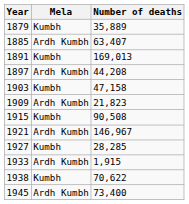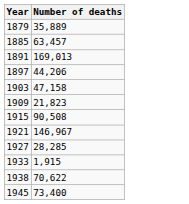- column: (61, 12)
(110, 42) 63,407 -> (50, 42) 63,457
(110, 72) 44,208 -> (50, 72) 44,206
